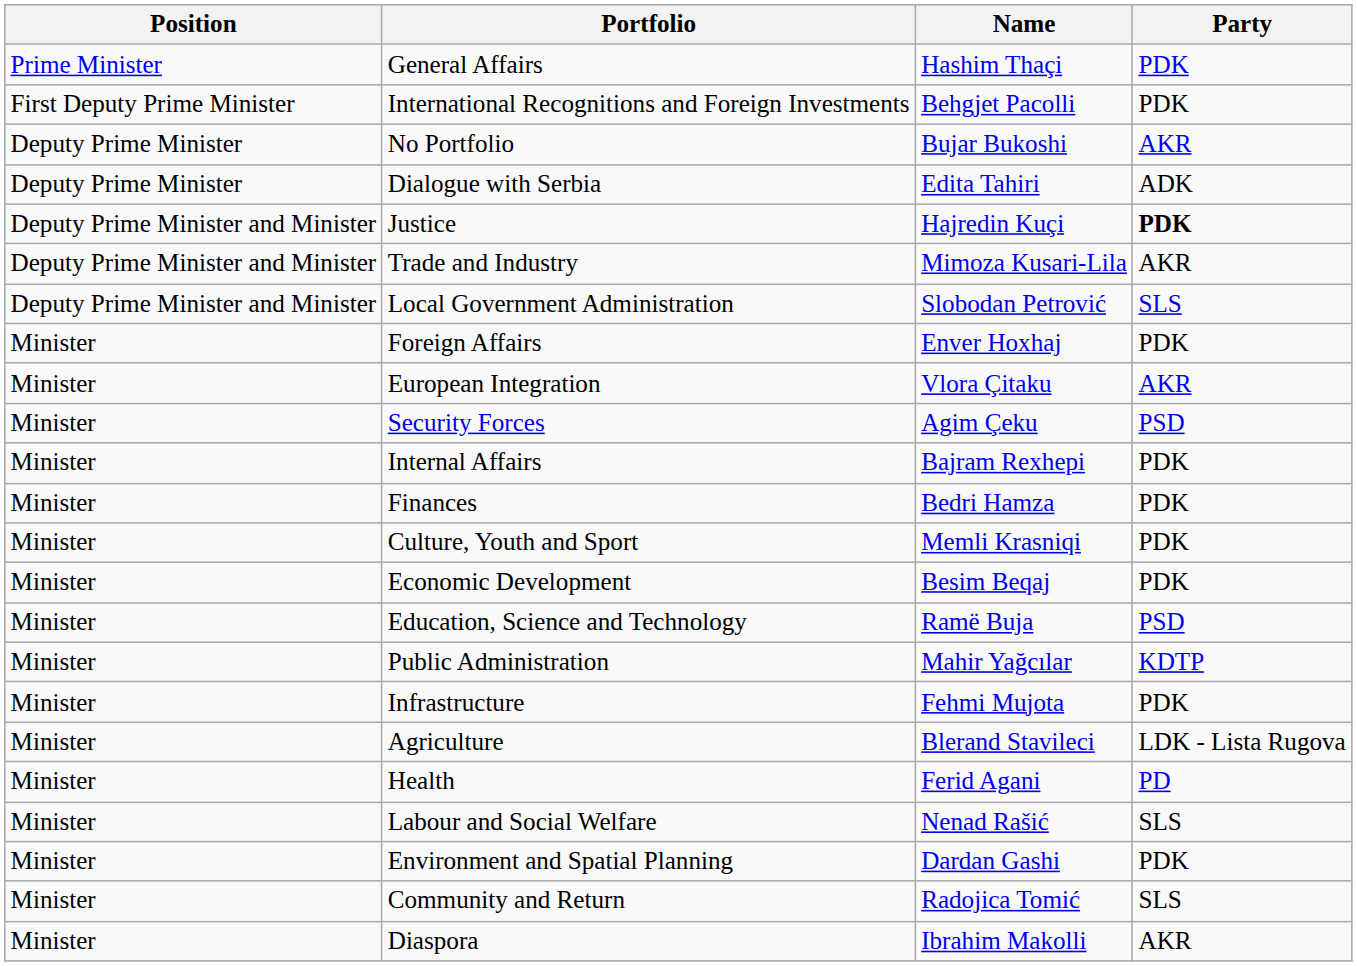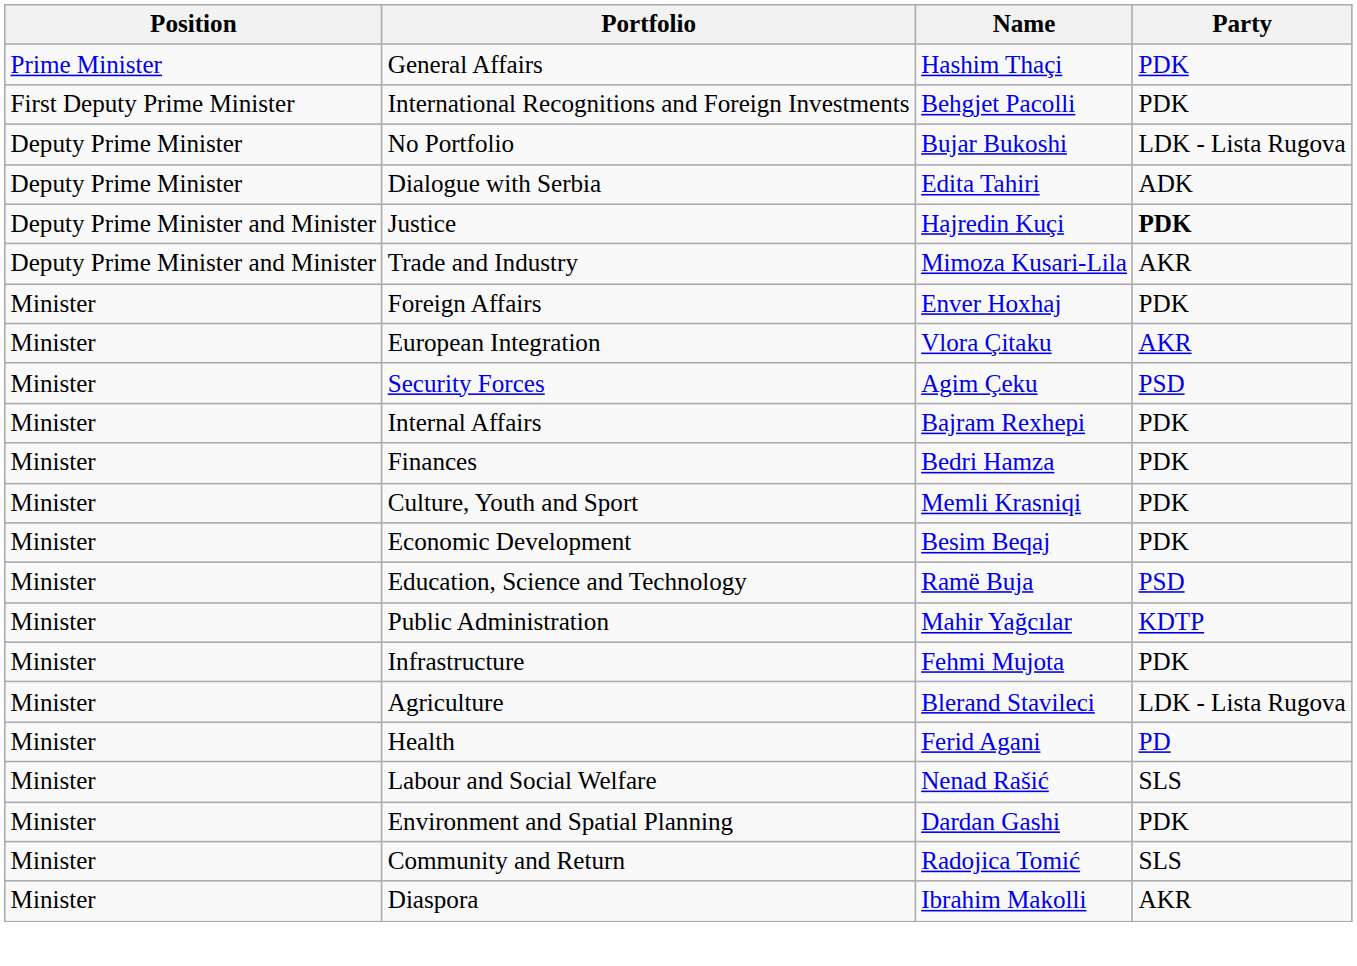(1165, 143) AKR -> (1242, 143) LDK - Lista Rugova
- row: (561, 303)
